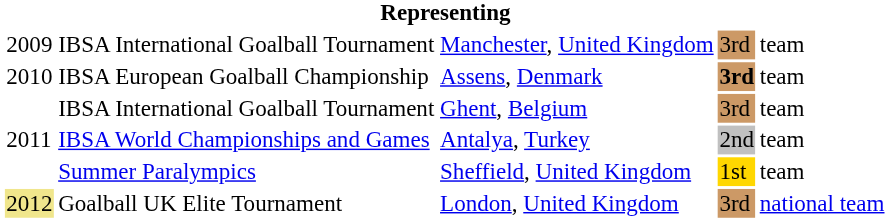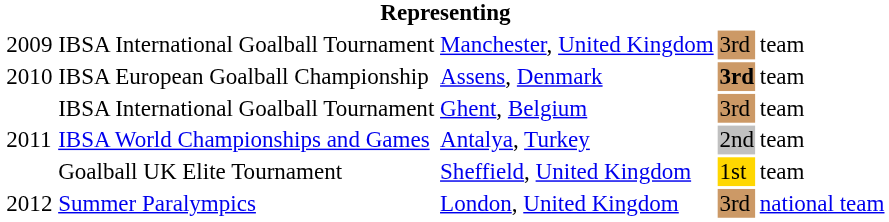(157, 171) Summer Paralympics -> (200, 171) Goalball UK Elite Tournament
(29, 203) khaki background -> (29, 203) no background
(200, 203) Goalball UK Elite Tournament -> (157, 203) Summer Paralympics
